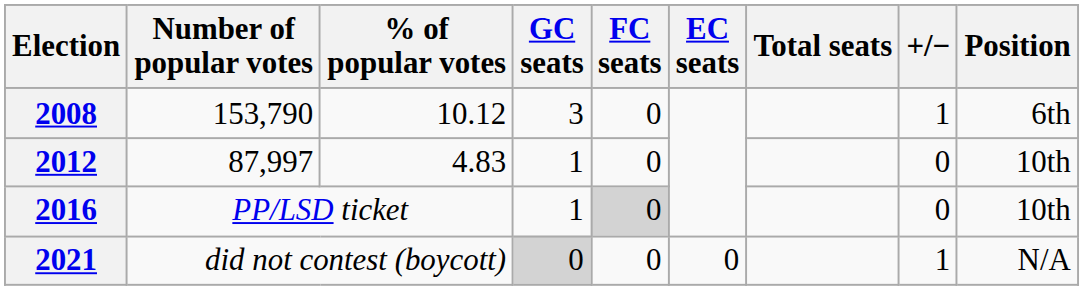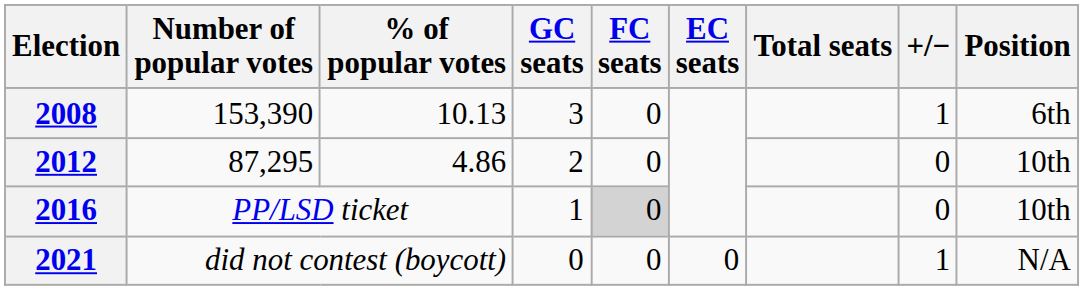(263, 112) 153,790 -> (263, 112) 153,390
(471, 112) 10.12 -> (471, 112) 10.13
(271, 161) 87,997 -> (271, 161) 87,295
(479, 161) 4.83 -> (479, 161) 4.86
(576, 161) 1 -> (576, 161) 2
(576, 259) lightgrey background -> (576, 259) no background
